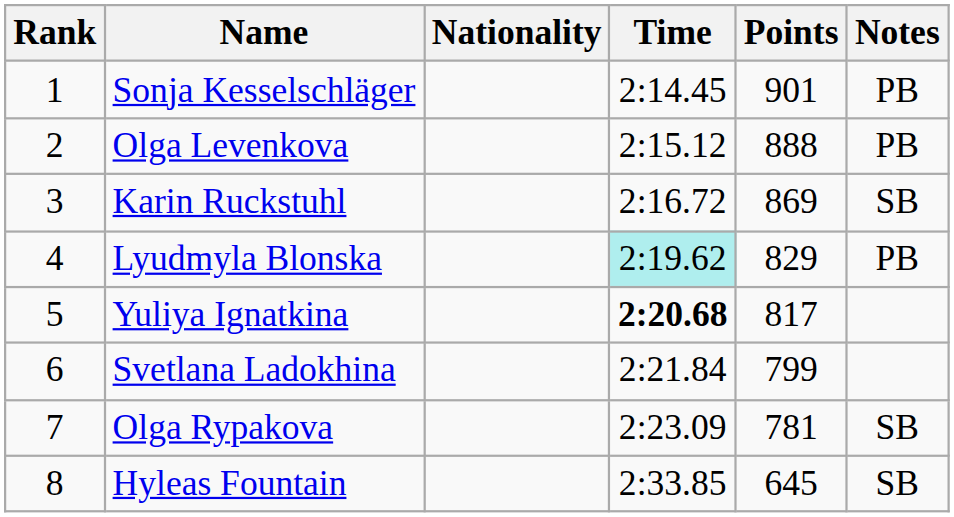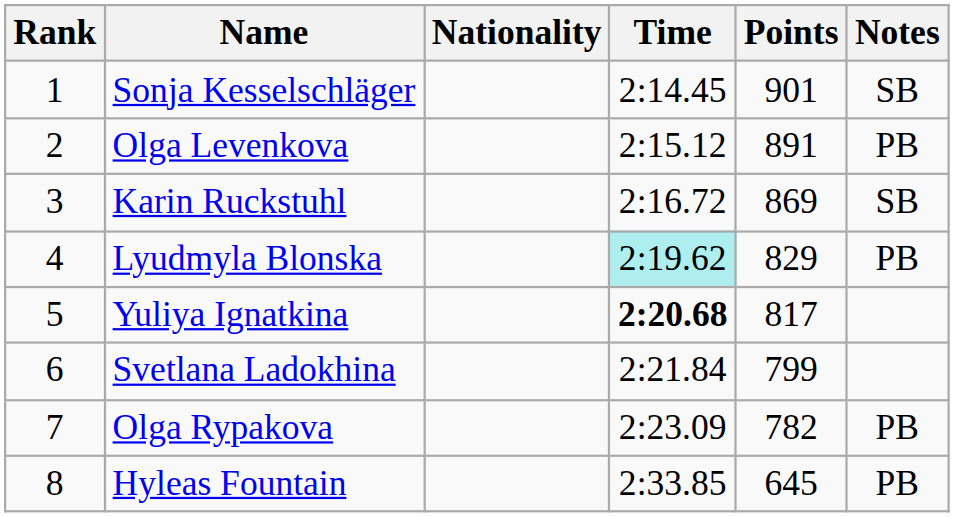(897, 88) PB -> (897, 88) SB
(791, 145) 888 -> (791, 145) 891
(791, 426) 781 -> (791, 426) 782
(897, 426) SB -> (897, 426) PB
(897, 483) SB -> (897, 483) PB
